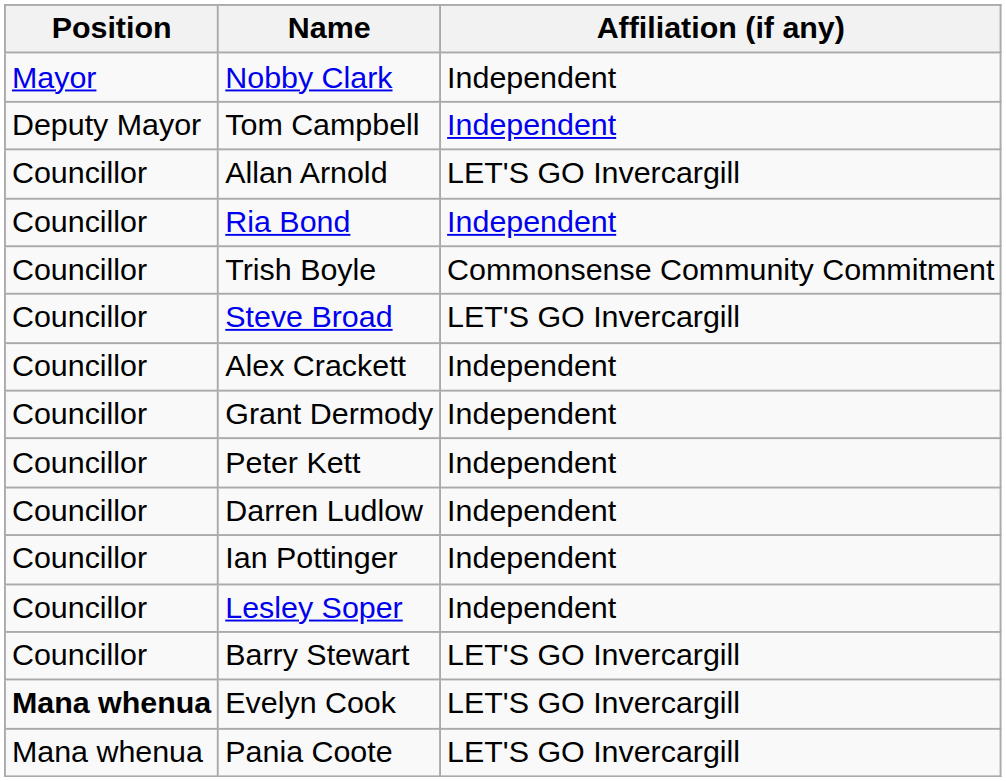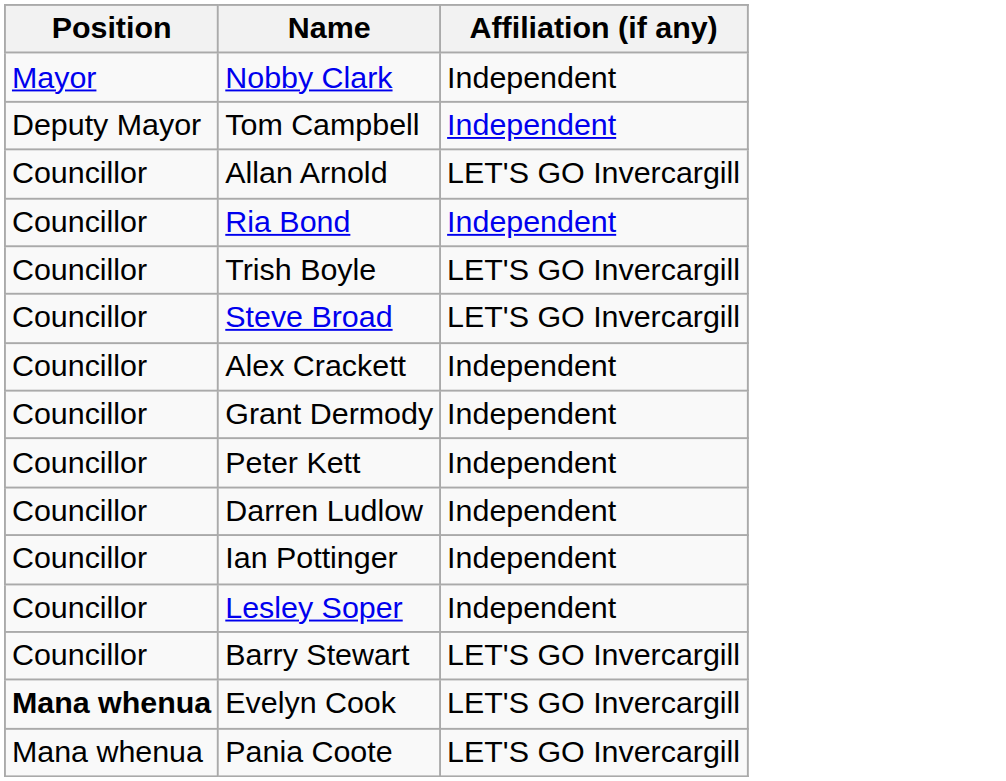(721, 269) Commonsense Community Commitment -> (594, 269) LET'S GO Invercargill
